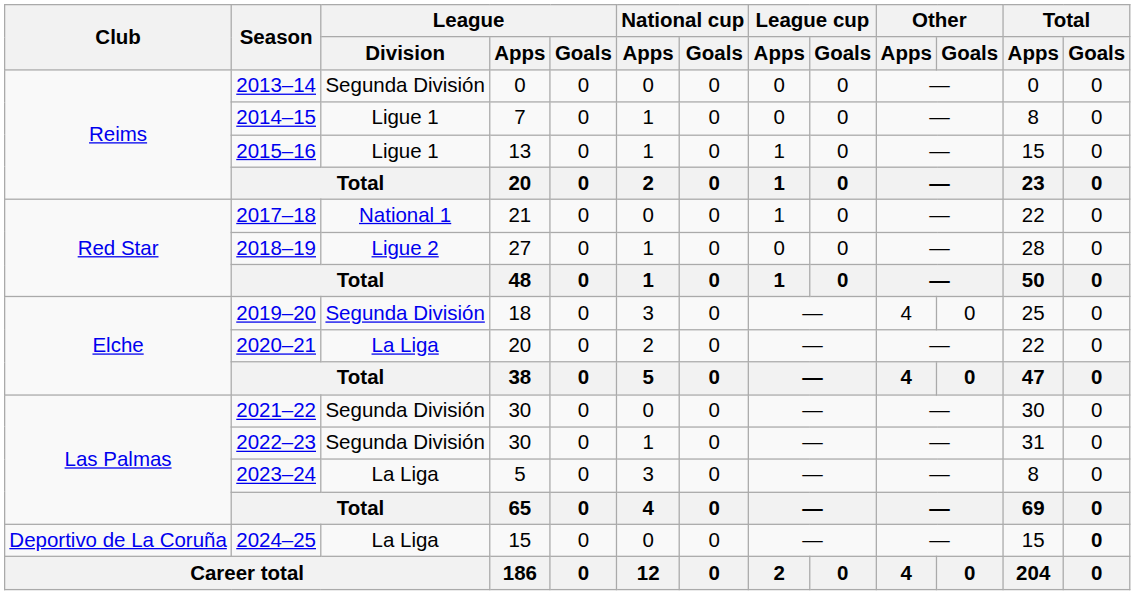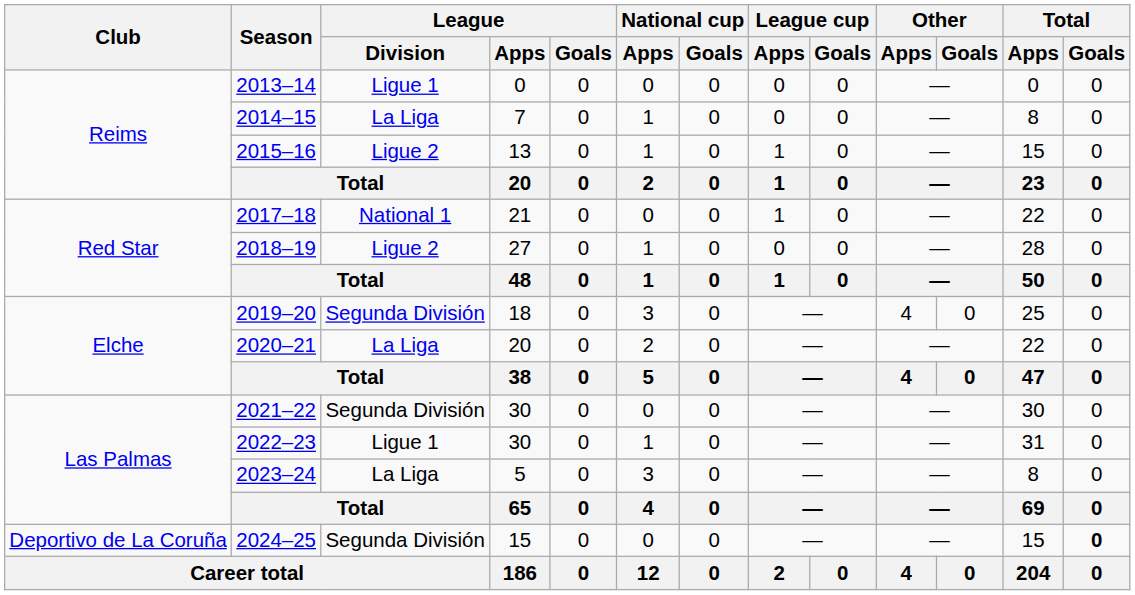(405, 85) Segunda División -> (405, 85) Ligue 1
(405, 118) Ligue 1 -> (405, 118) La Liga
(405, 150) Ligue 1 -> (405, 150) Ligue 2
(405, 442) Segunda División -> (405, 442) Ligue 1
(405, 540) La Liga -> (405, 540) Segunda División
